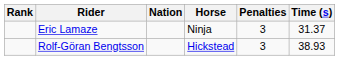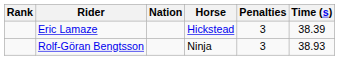(199, 30) Ninja -> (211, 30) Hickstead
(312, 30) 31.37 -> (312, 30) 38.39
(211, 47) Hickstead -> (199, 47) Ninja
